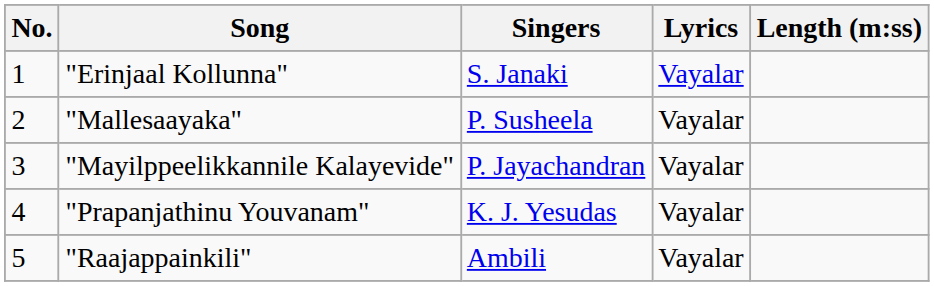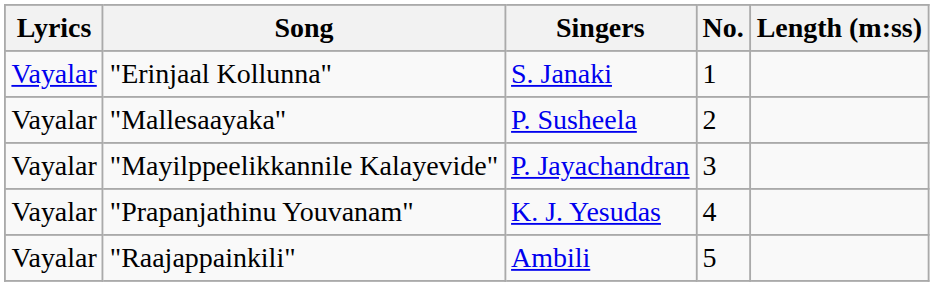columns swapped: (32, 27) <-> (701, 27)
